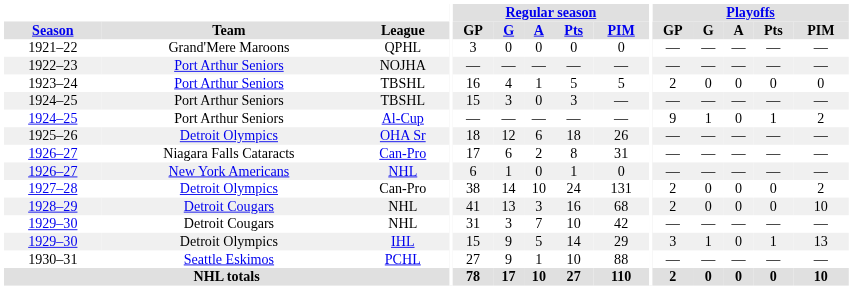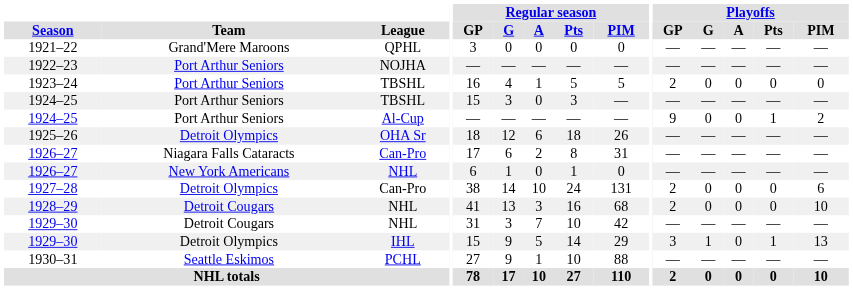(708, 118) 1 -> (708, 118) 0
(821, 188) 2 -> (821, 188) 6
